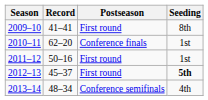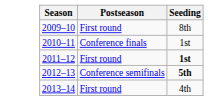- column: (60, 13)
(185, 58) normal -> (185, 58) bold
(101, 73) First round -> (122, 73) Conference semifinals
(122, 88) Conference semifinals -> (101, 88) First round
